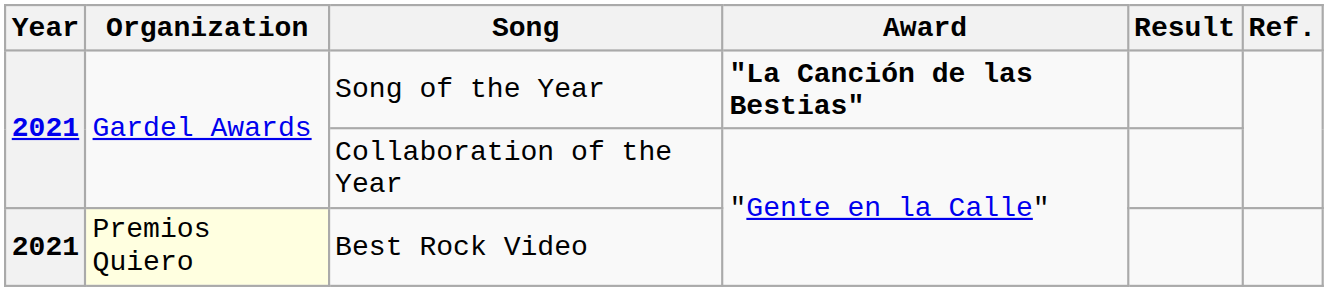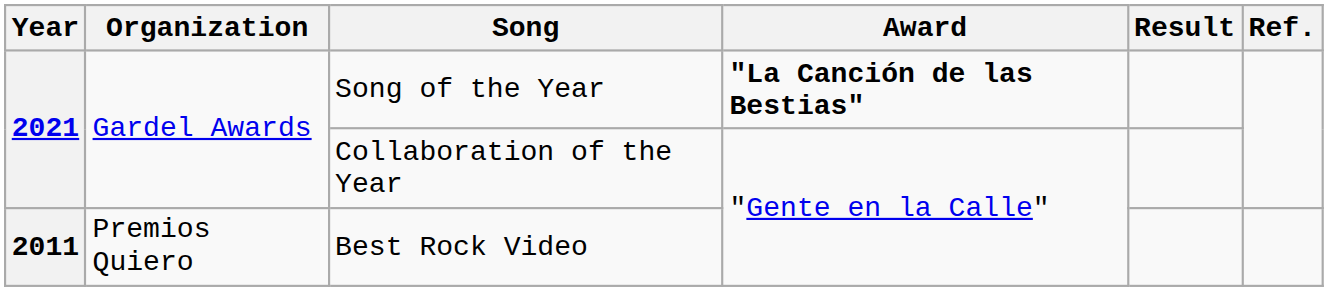(45, 246) 2021 -> (45, 246) 2011
(152, 246) lightyellow background -> (152, 246) no background
